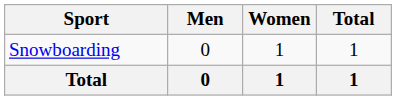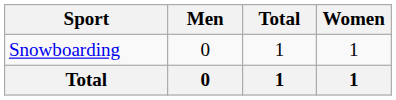columns swapped: (279, 19) <-> (354, 19)
